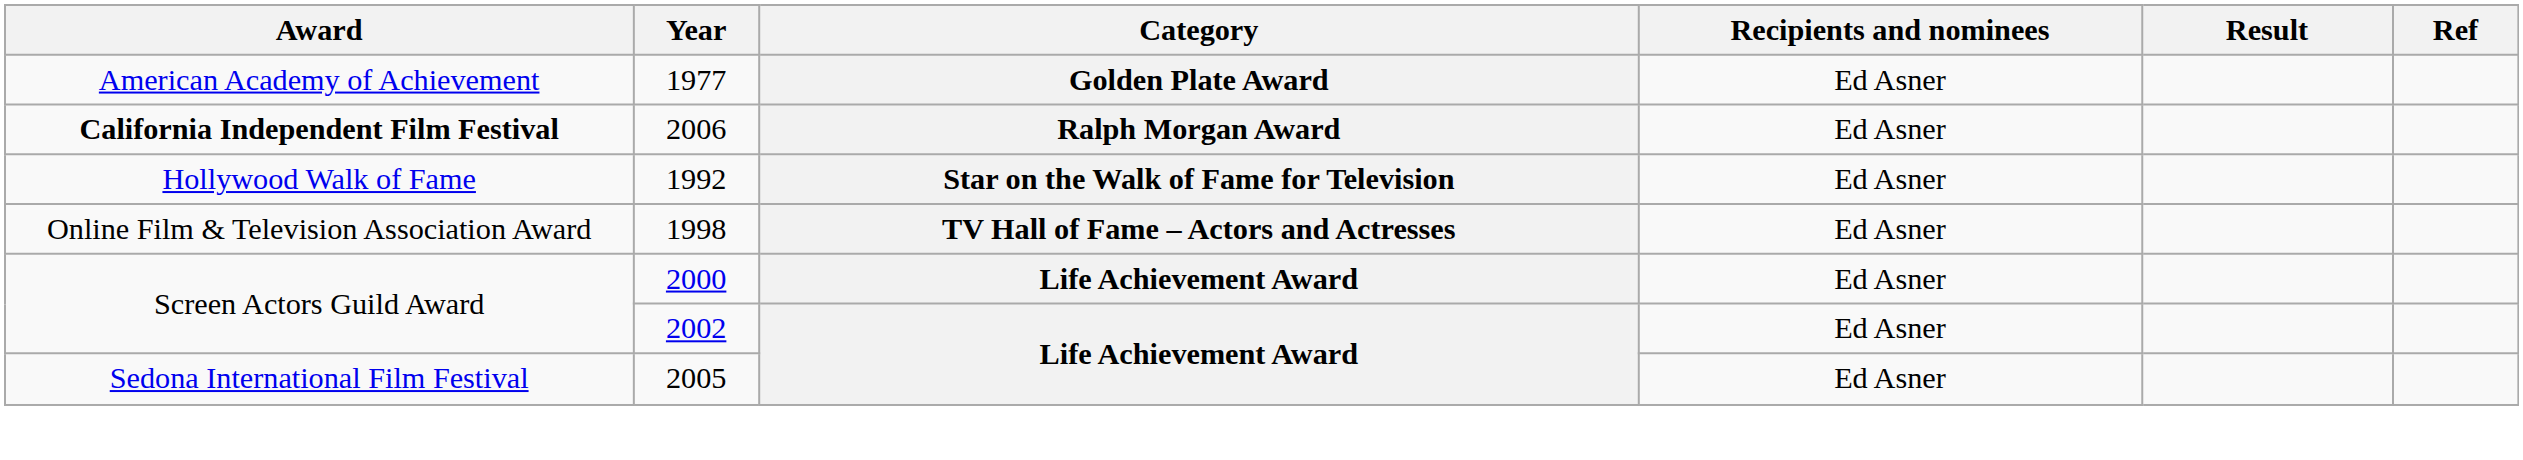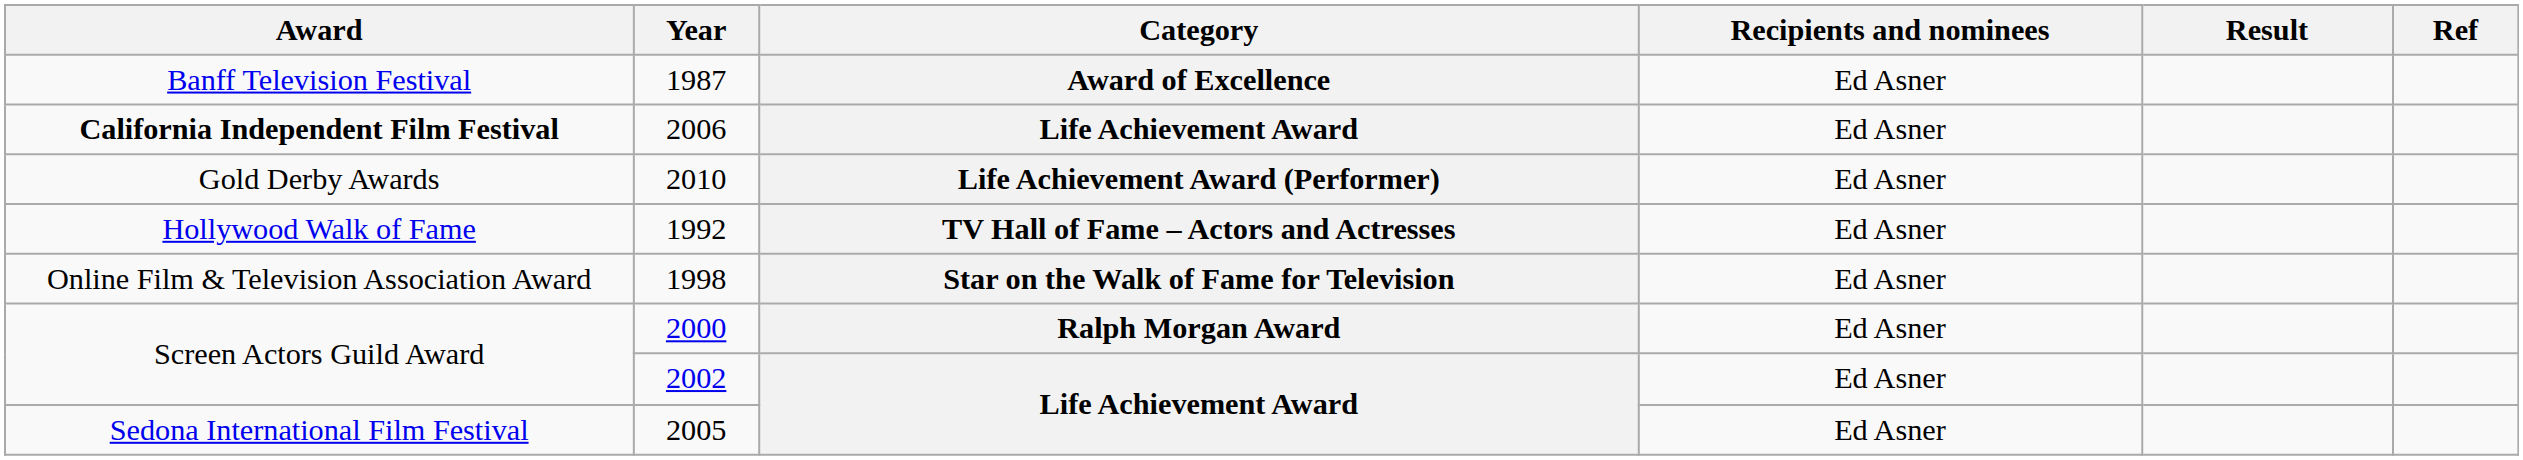- row: (696, 79)
+ row: (696, 79)
(1199, 129) Ralph Morgan Award -> (1199, 129) Life Achievement Award
+ row: (696, 179)
(1199, 179) Star on the Walk of Fame for Television -> (1199, 229) TV Hall of Fame – Actors and Actresses
(1199, 229) TV Hall of Fame – Actors and Actresses -> (1199, 278) Star on the Walk of Fame for Television
(1199, 278) Life Achievement Award -> (1199, 328) Ralph Morgan Award
